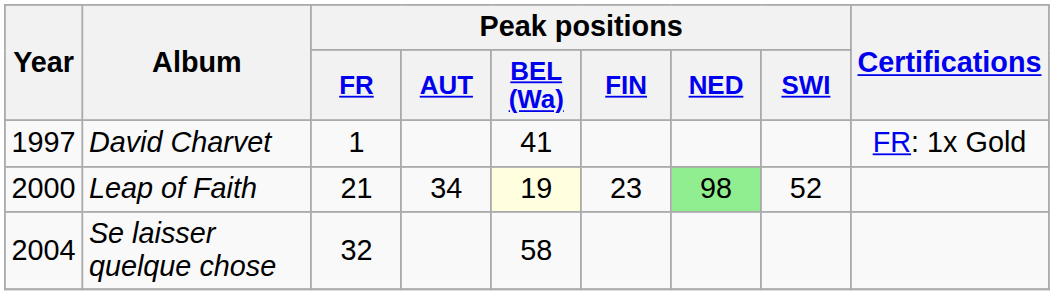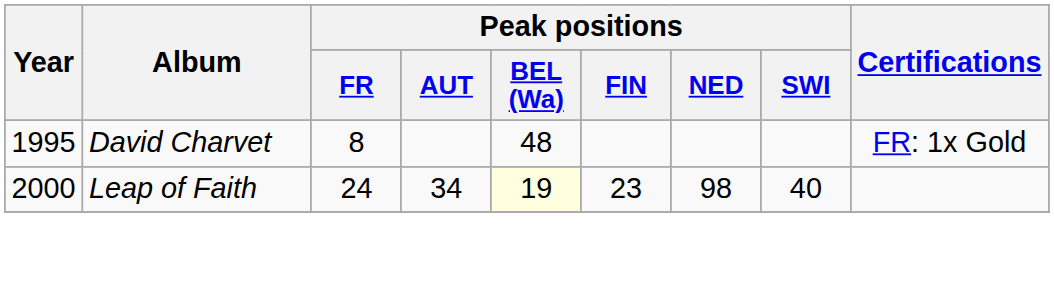(44, 142) 1997 -> (44, 142) 1995
(356, 142) 1 -> (356, 142) 8
(536, 142) 41 -> (536, 142) 48
(356, 188) 21 -> (356, 188) 24
(716, 188) lightgreen background -> (716, 188) no background
(806, 188) 52 -> (806, 188) 40
- row: (183, 250)
